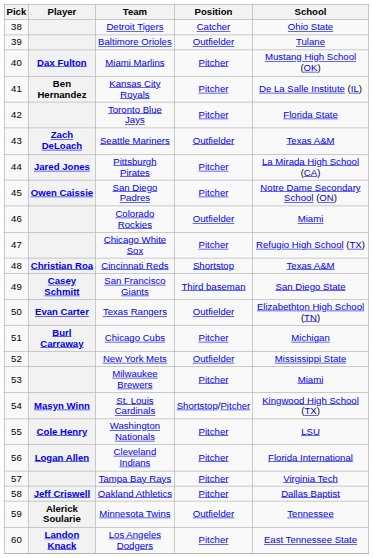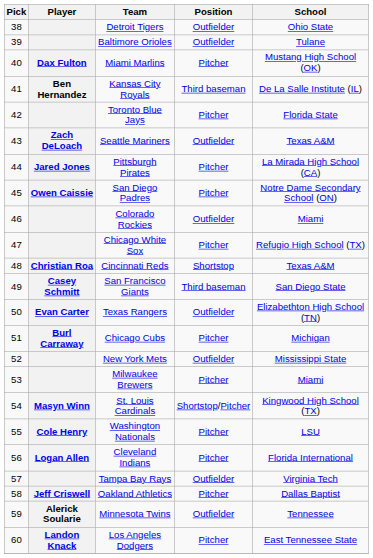(213, 27) Catcher -> (213, 27) Outfielder
(213, 89) Pitcher -> (213, 89) Third baseman
(213, 478) Pitcher -> (213, 478) Outfielder
